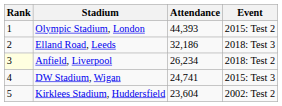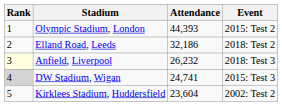(250, 45) 2018: Test 3 -> (250, 45) 2018: Test 2
(184, 61) 26,234 -> (184, 61) 26,232
(250, 61) 2018: Test 2 -> (250, 61) 2018: Test 3
(9, 77) no background -> (9, 77) lightgrey background
